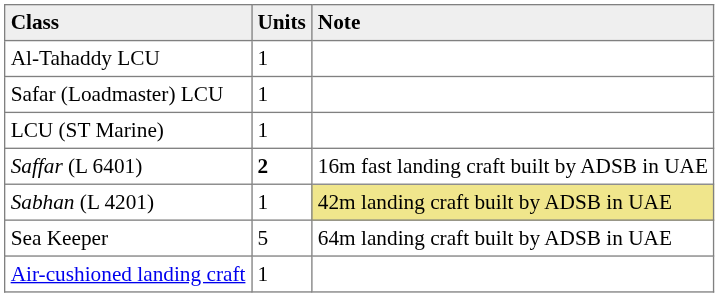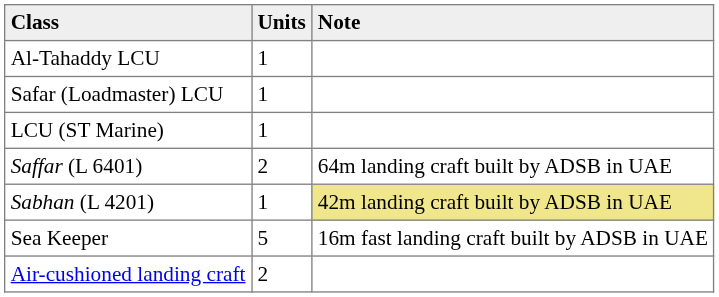(263, 166) bold -> (263, 166) normal
(513, 166) 16m fast landing craft built by ADSB in UAE -> (495, 166) 64m landing craft built by ADSB in UAE
(495, 237) 64m landing craft built by ADSB in UAE -> (513, 237) 16m fast landing craft built by ADSB in UAE
(263, 273) 1 -> (263, 273) 2
